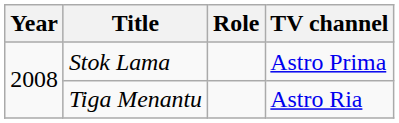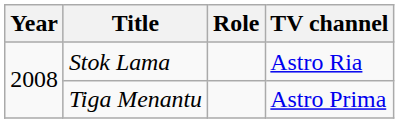(328, 61) Astro Prima -> (316, 61) Astro Ria
(316, 99) Astro Ria -> (328, 99) Astro Prima
